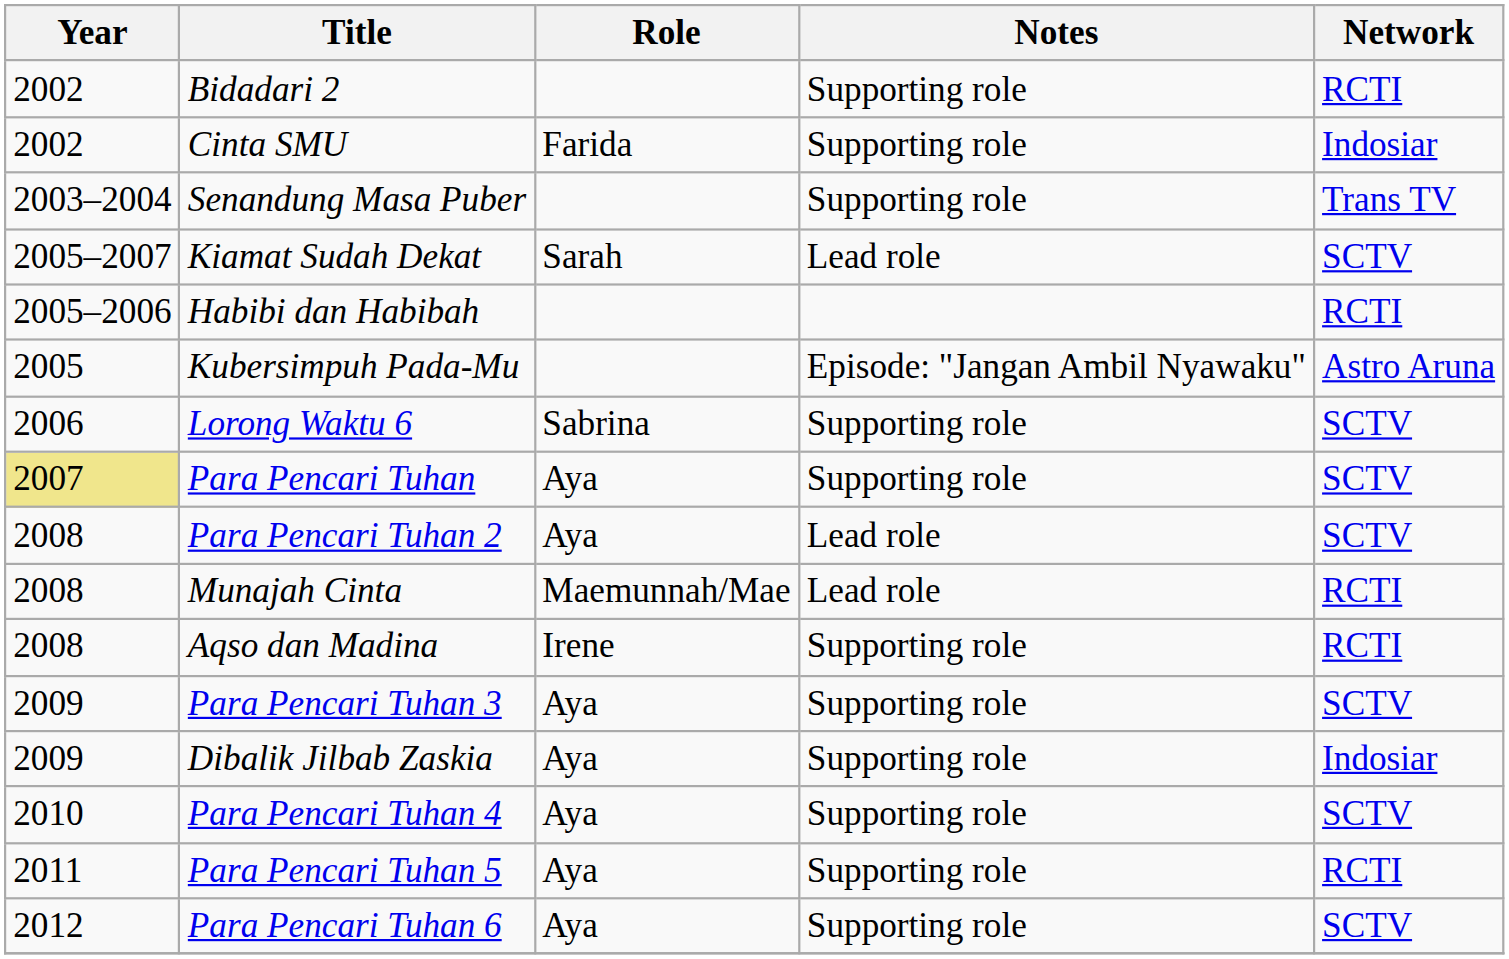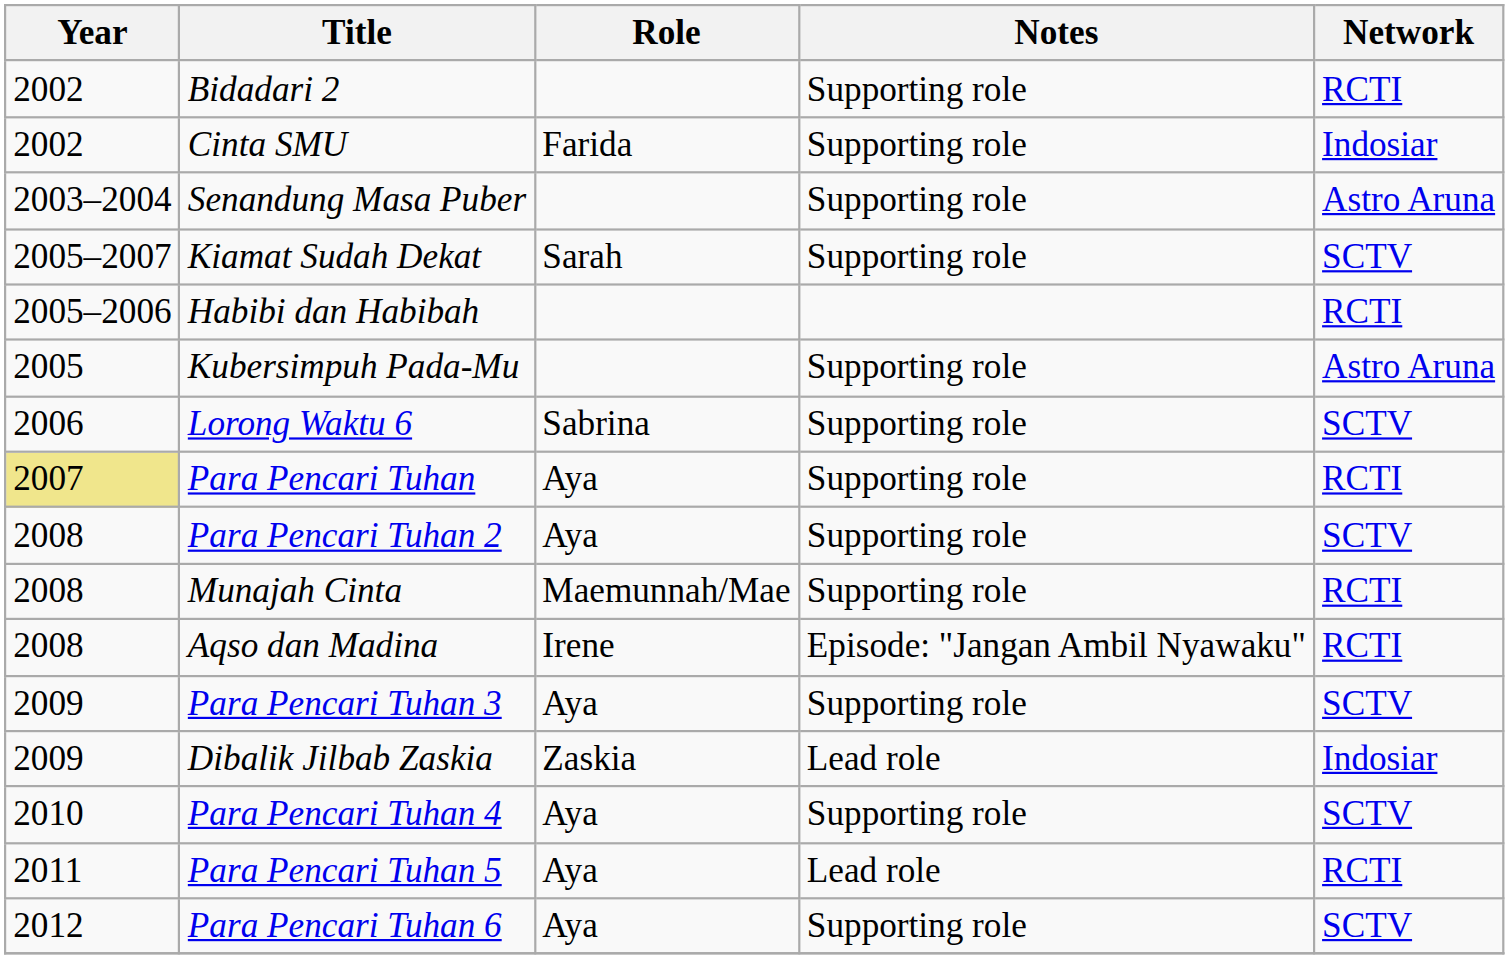(1389, 199) Trans TV -> (1409, 199) Astro Aruna
(874, 255) Lead role -> (917, 255) Supporting role
(1056, 367) Episode: "Jangan Ambil Nyawaku" -> (917, 367) Supporting role
(1367, 479) SCTV -> (1362, 479) RCTI
(874, 534) Lead role -> (917, 534) Supporting role
(874, 590) Lead role -> (917, 590) Supporting role
(917, 646) Supporting role -> (1056, 646) Episode: "Jangan Ambil Nyawaku"
(570, 758) Aya -> (589, 758) Zaskia
(917, 758) Supporting role -> (874, 758) Lead role
(917, 869) Supporting role -> (874, 869) Lead role
